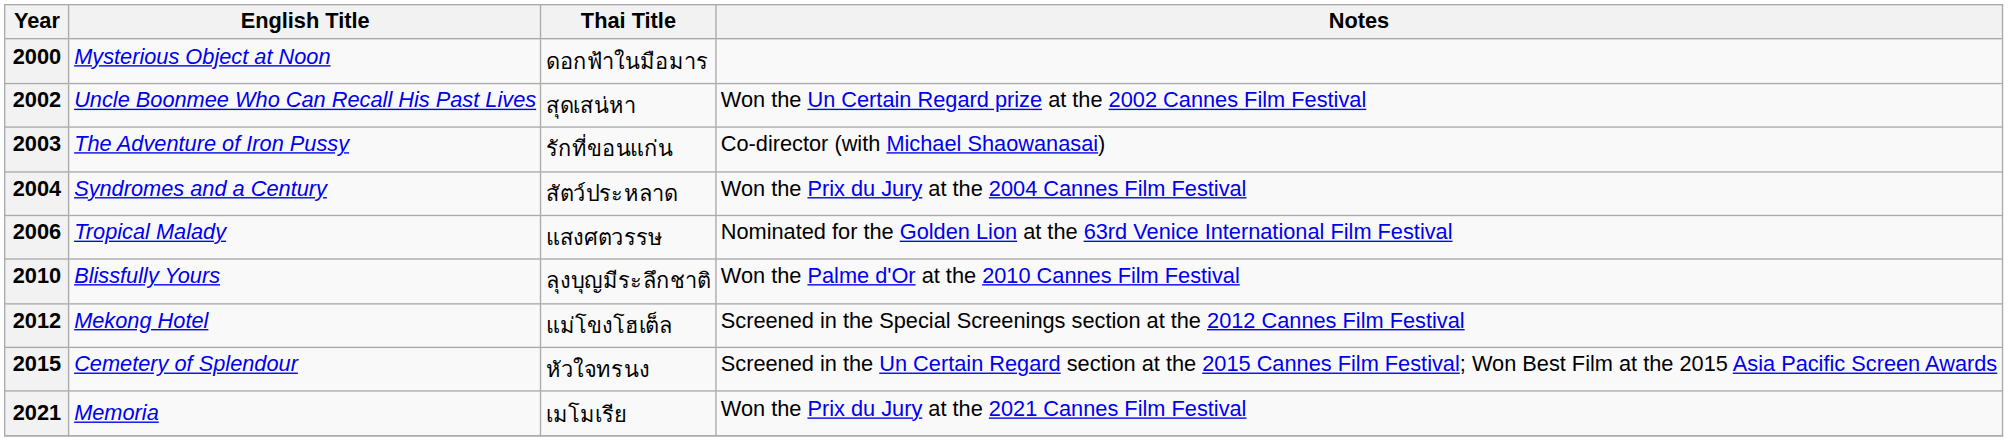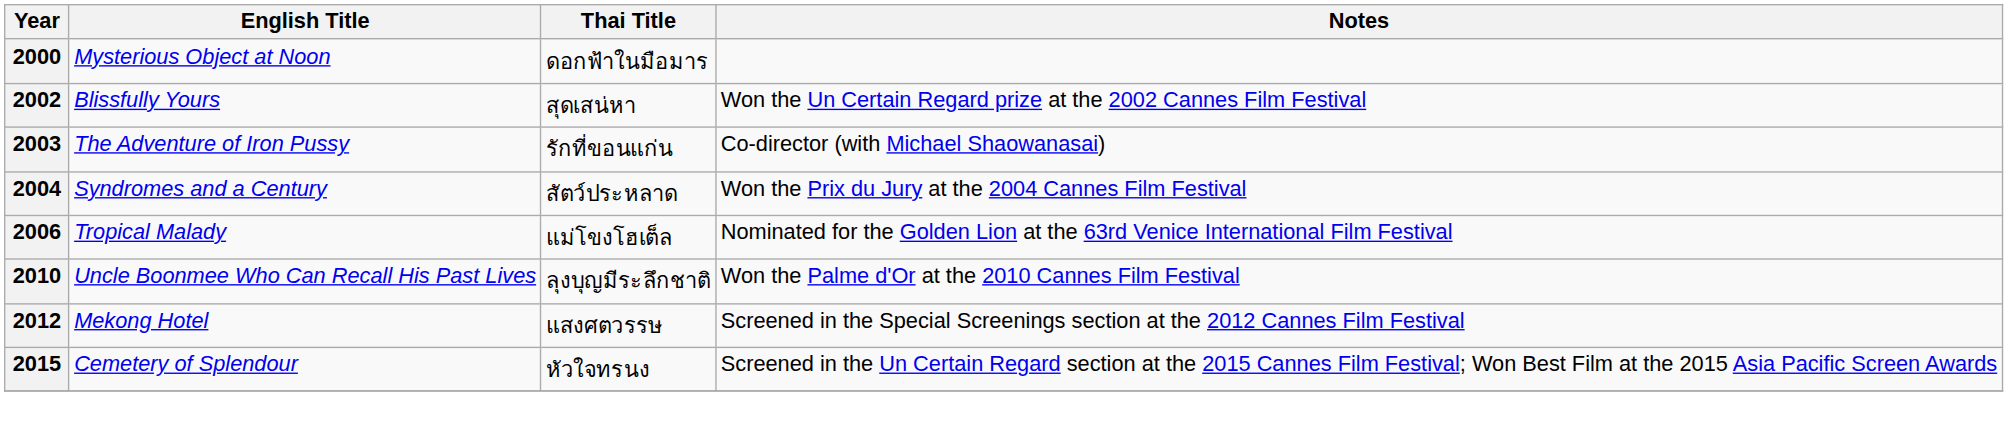(305, 100) Uncle Boonmee Who Can Recall His Past Lives -> (147, 100) Blissfully Yours
(605, 237) แสงศตวรรษ -> (609, 237) แม่โขงโฮเต็ล
(147, 276) Blissfully Yours -> (305, 276) Uncle Boonmee Who Can Recall His Past Lives
(609, 325) แม่โขงโฮเต็ล -> (605, 325) แสงศตวรรษ
- row: (37, 413)
